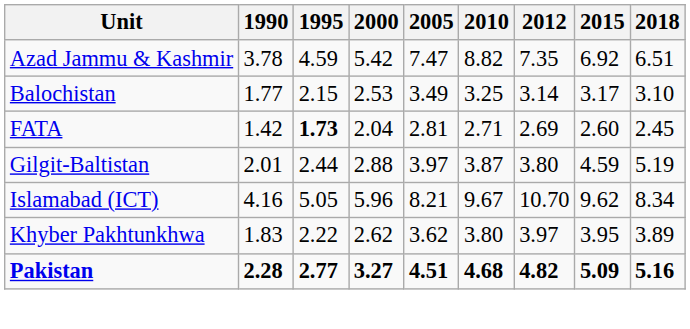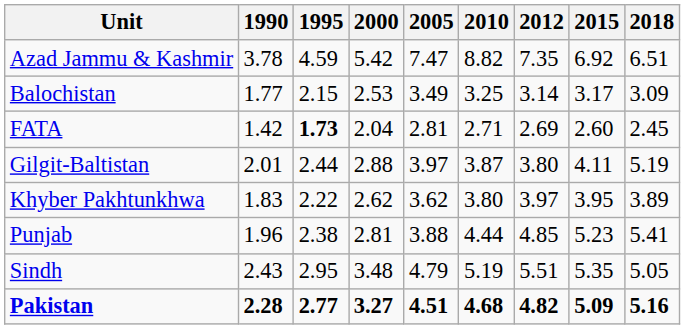(655, 93) 3.10 -> (649, 93) 3.09
(599, 164) 4.59 -> (593, 164) 4.11
- row: (84, 199)
+ row: (41, 235)
+ row: (36, 270)
